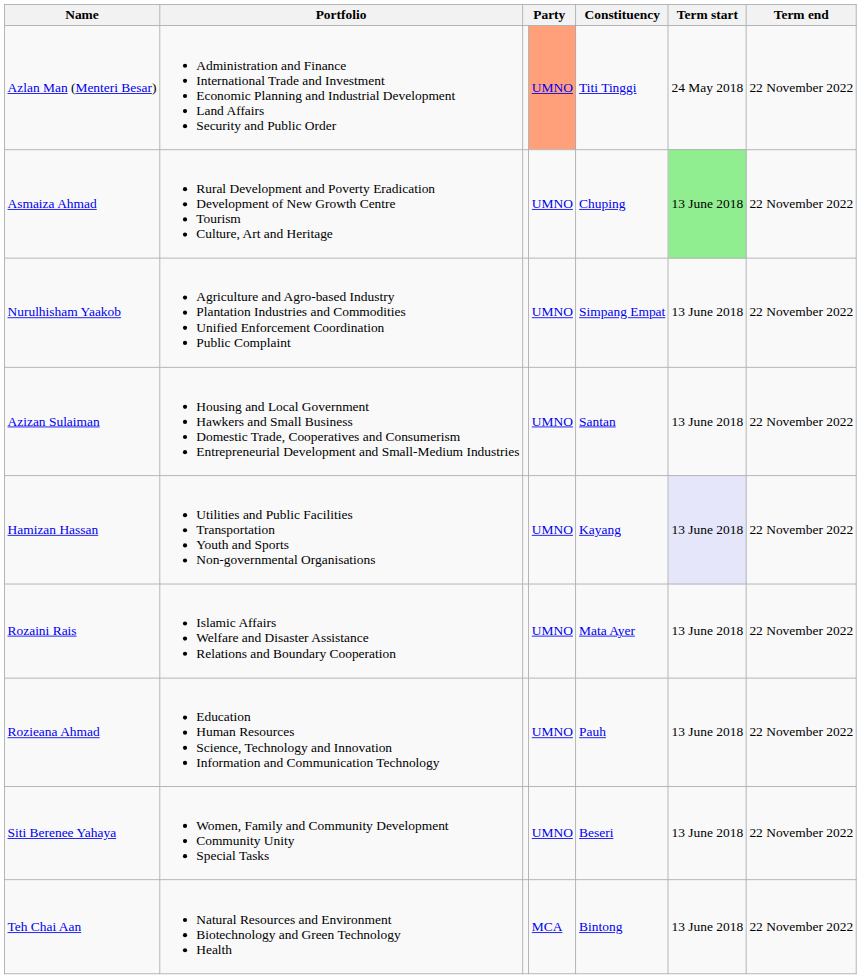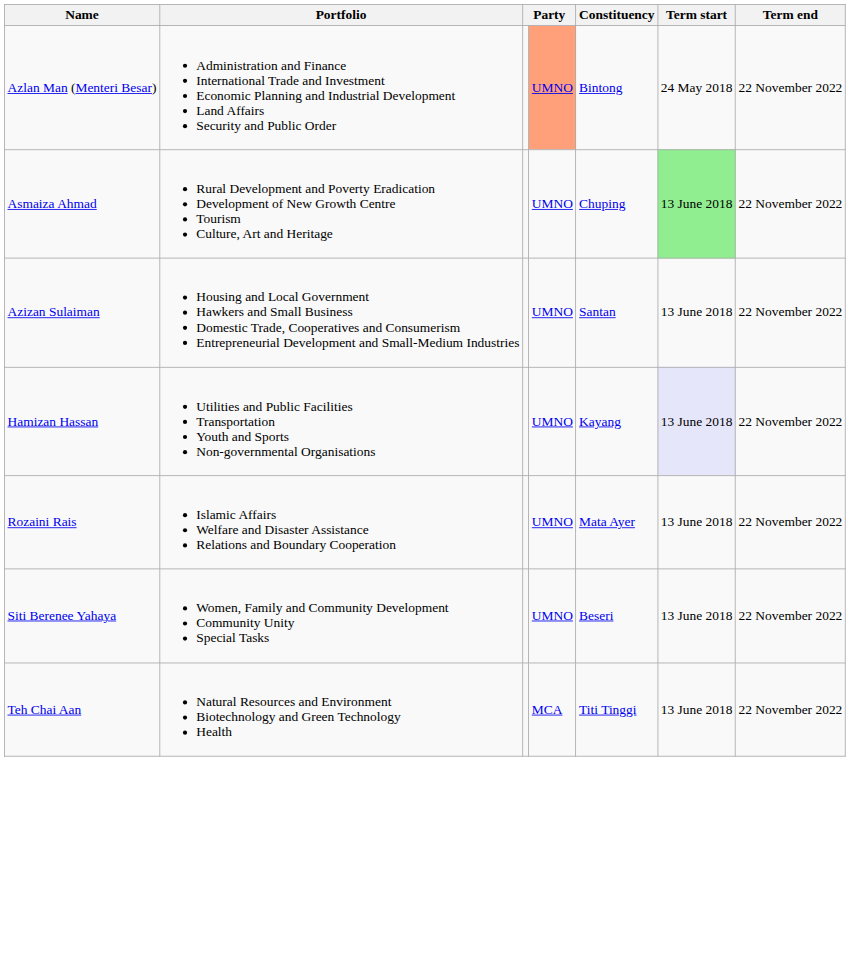(608, 87) Titi Tinggi -> (601, 87) Bintong
- row: (64, 312)
- row: (54, 732)
(601, 926) Bintong -> (608, 709) Titi Tinggi
